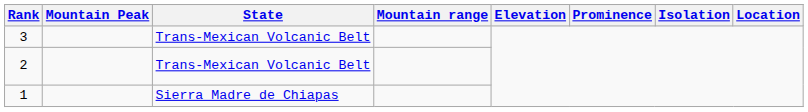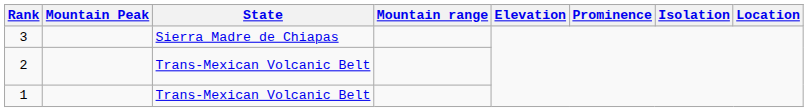(263, 37) Trans-Mexican Volcanic Belt -> (247, 37) Sierra Madre de Chiapas
(247, 95) Sierra Madre de Chiapas -> (263, 95) Trans-Mexican Volcanic Belt
